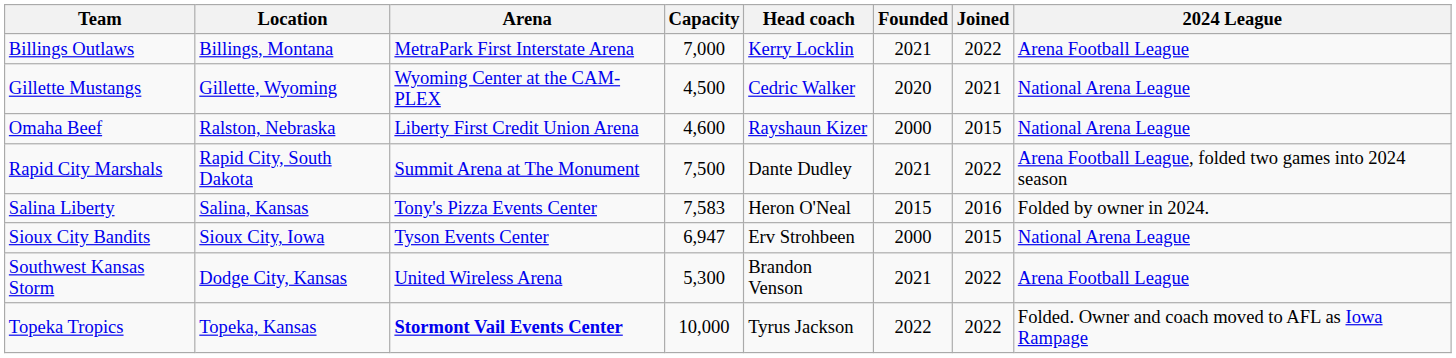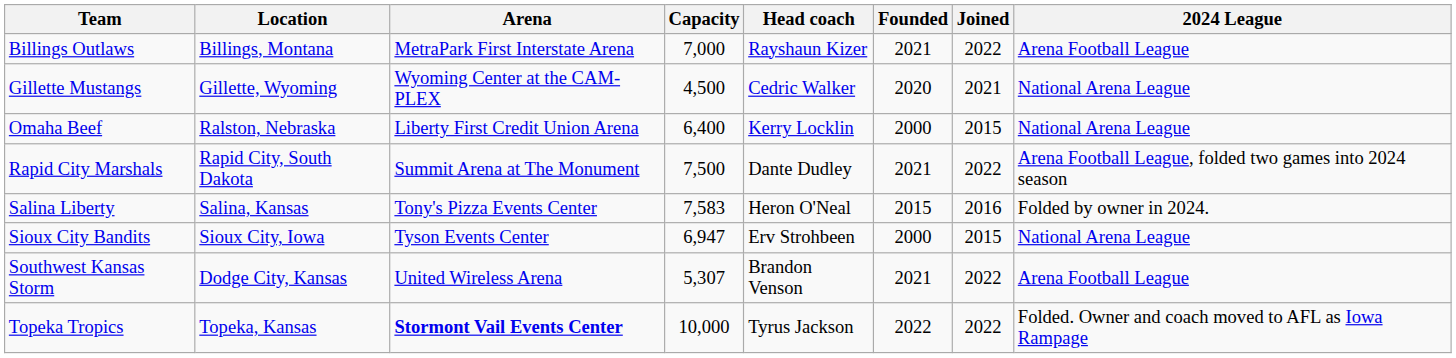(801, 48) Kerry Locklin -> (808, 48) Rayshaun Kizer
(704, 128) 4,600 -> (704, 128) 6,400
(808, 128) Rayshaun Kizer -> (801, 128) Kerry Locklin
(704, 277) 5,300 -> (704, 277) 5,307
